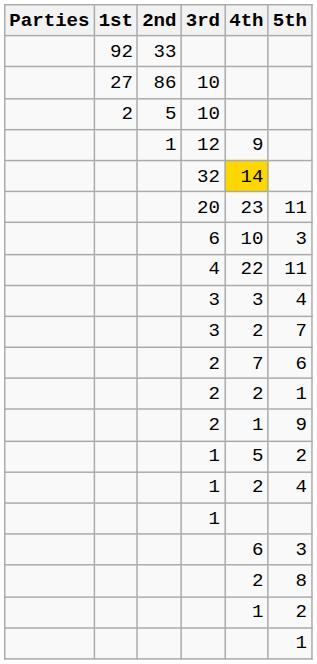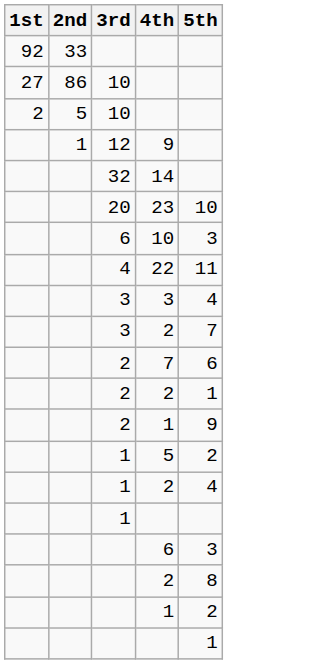- column: (49, 20)
(252, 176) gold background -> (163, 176) no background
(296, 207) 11 -> (206, 207) 10
